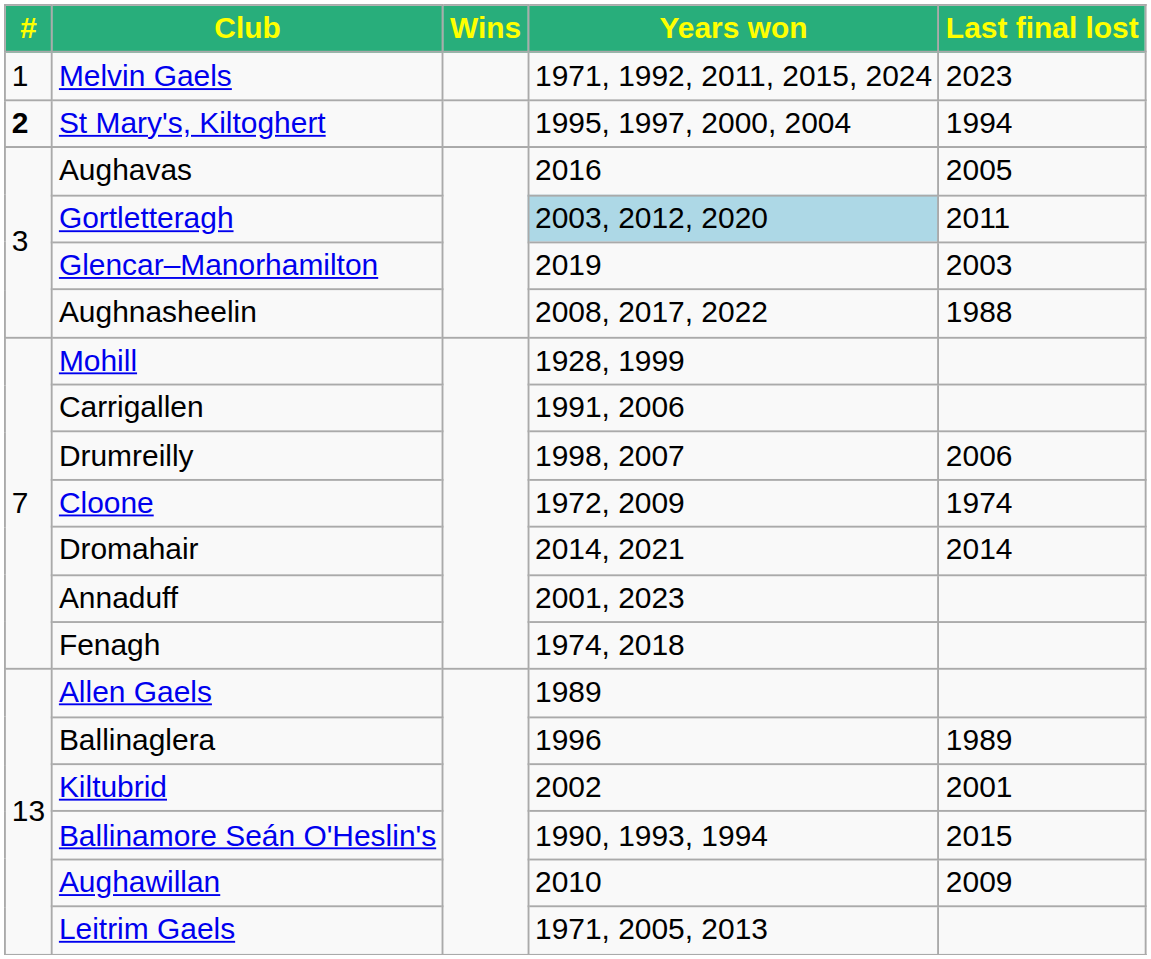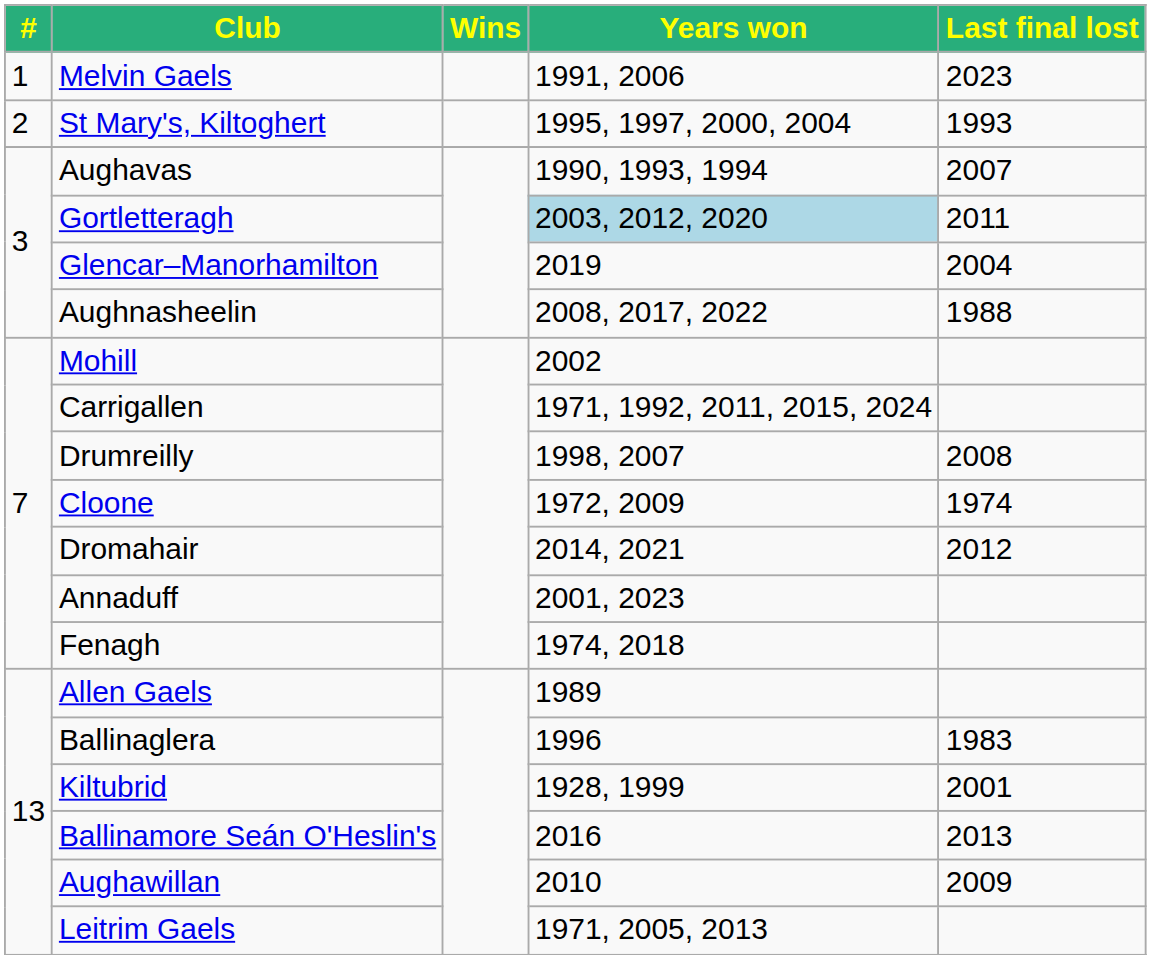(734, 75) 1971, 1992, 2011, 2015, 2024 -> (610, 75) 1991, 2006
(20, 123) bold -> (20, 123) normal
(979, 123) 1994 -> (979, 123) 1993
(568, 170) 2016 -> (651, 170) 1990, 1993, 1994
(979, 170) 2005 -> (979, 170) 2007
(979, 265) 2003 -> (979, 265) 2004
(610, 360) 1928, 1999 -> (568, 360) 2002
(610, 407) 1991, 2006 -> (734, 407) 1971, 1992, 2011, 2015, 2024
(979, 455) 2006 -> (979, 455) 2008
(979, 550) 2014 -> (979, 550) 2012
(979, 739) 1989 -> (979, 739) 1983
(568, 787) 2002 -> (610, 787) 1928, 1999
(651, 834) 1990, 1993, 1994 -> (568, 834) 2016
(979, 834) 2015 -> (979, 834) 2013
